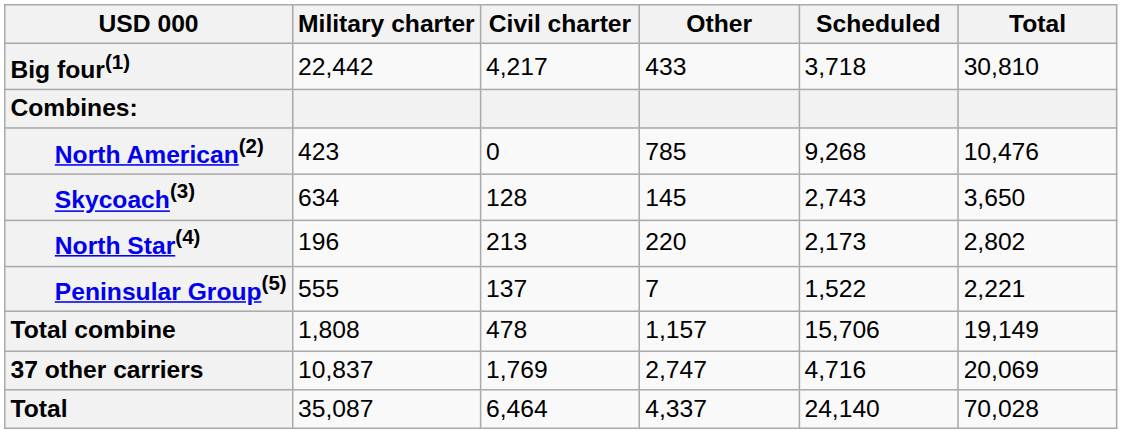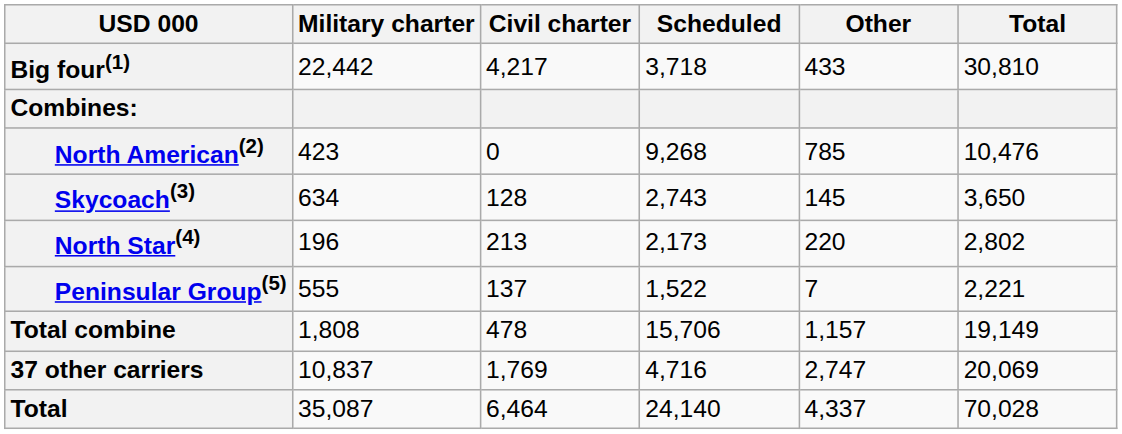columns swapped: (878, 24) <-> (719, 24)
